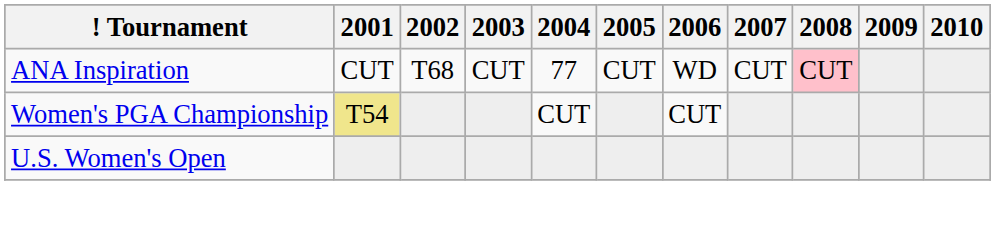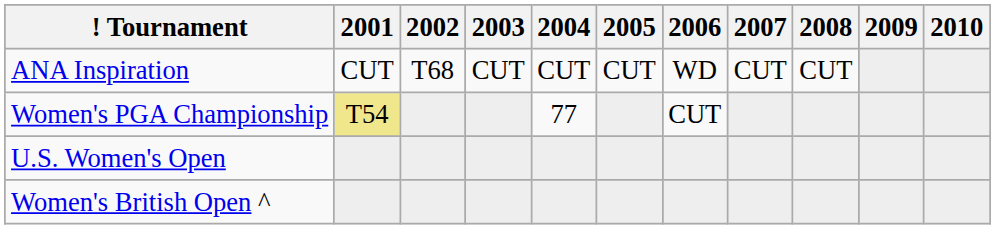(564, 70) 77 -> (564, 70) CUT
(826, 70) pink background -> (826, 70) no background
(564, 114) CUT -> (564, 114) 77
+ row: (141, 202)
